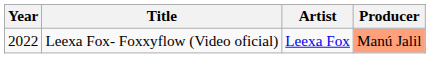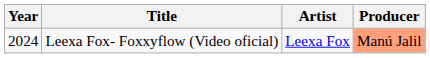(23, 40) 2022 -> (23, 40) 2024
